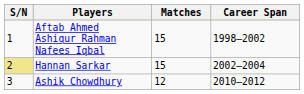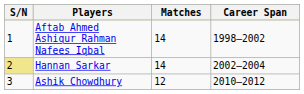(160, 39) 15 -> (160, 39) 14
(160, 66) 15 -> (160, 66) 14
